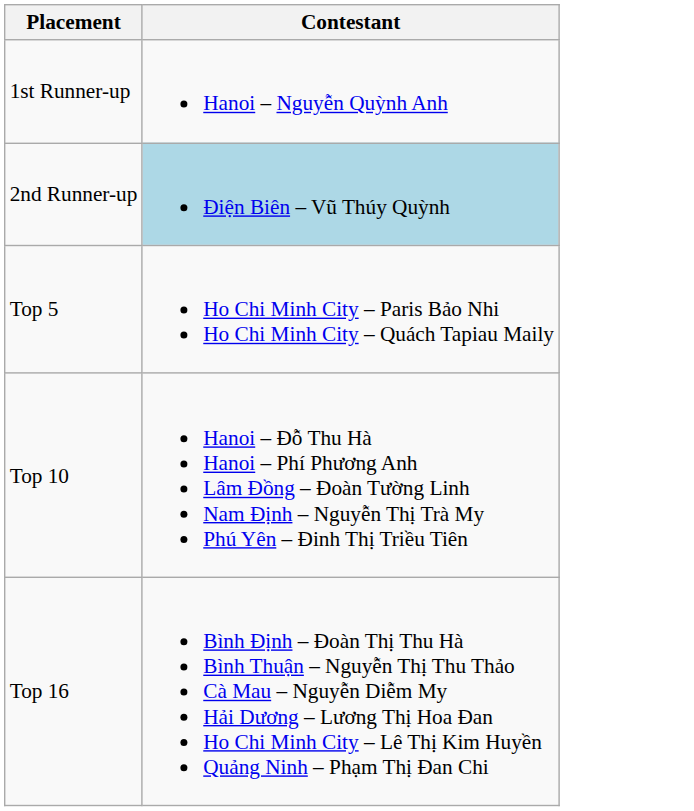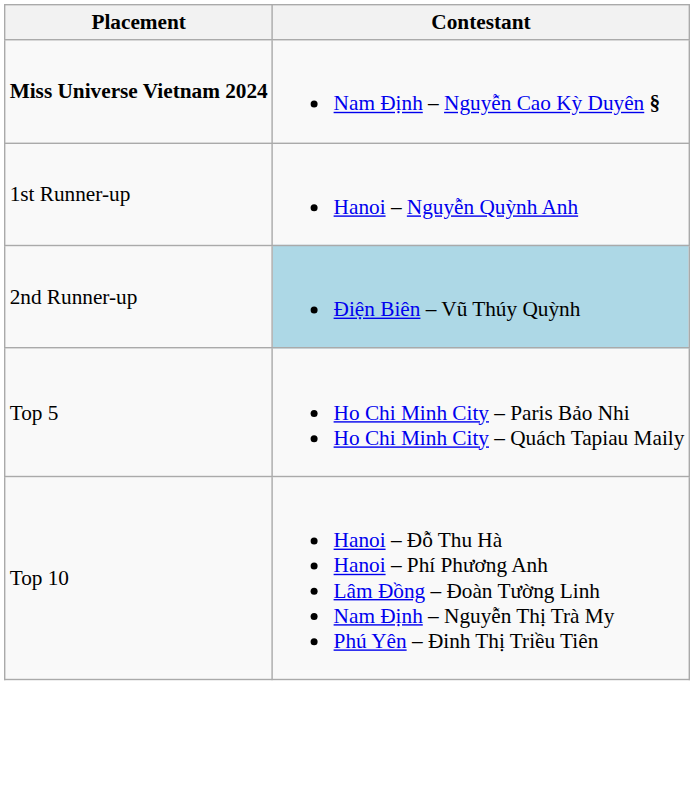+ row: (139, 91)
- row: (39, 691)
